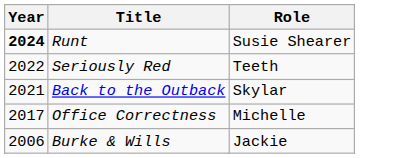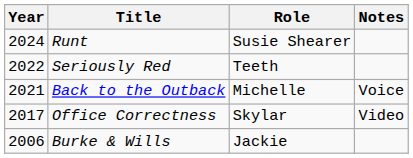+ column: (381, 17)
(26, 42) bold -> (26, 42) normal
(260, 91) Skylar -> (269, 91) Michelle
(269, 116) Michelle -> (260, 116) Skylar
